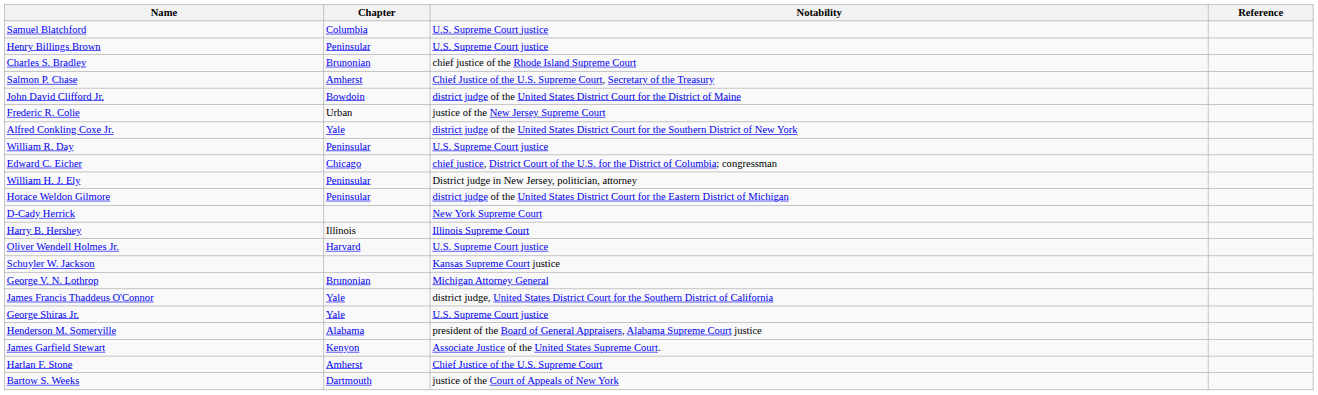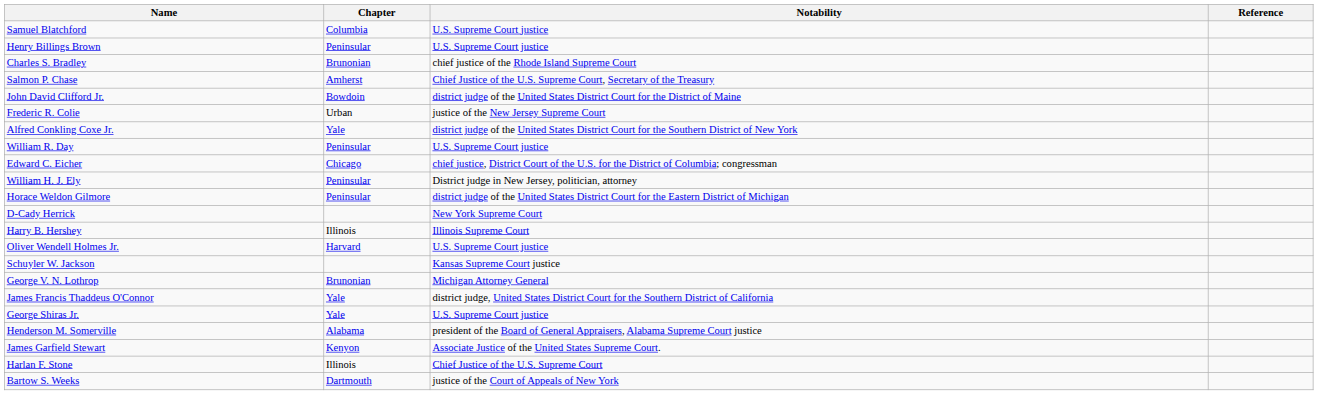(344, 364) Amherst -> (341, 364) Illinois
